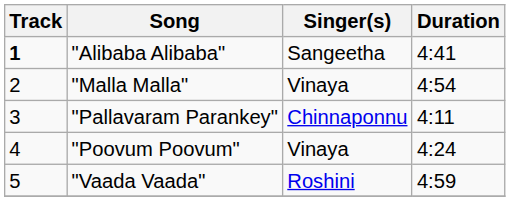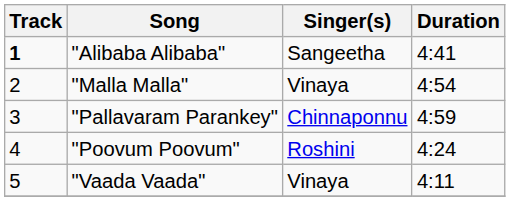(436, 117) 4:11 -> (437, 117) 4:59
(318, 149) Vinaya -> (321, 149) Roshini
(321, 181) Roshini -> (318, 181) Vinaya
(437, 181) 4:59 -> (436, 181) 4:11
